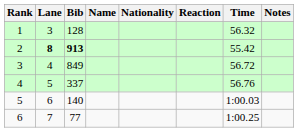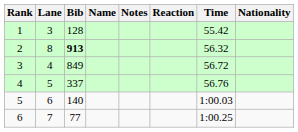columns swapped: (147, 13) <-> (277, 13)
(242, 30) 56.32 -> (216, 30) 55.42
(50, 48) bold -> (50, 48) normal
(242, 48) 55.42 -> (216, 48) 56.32
